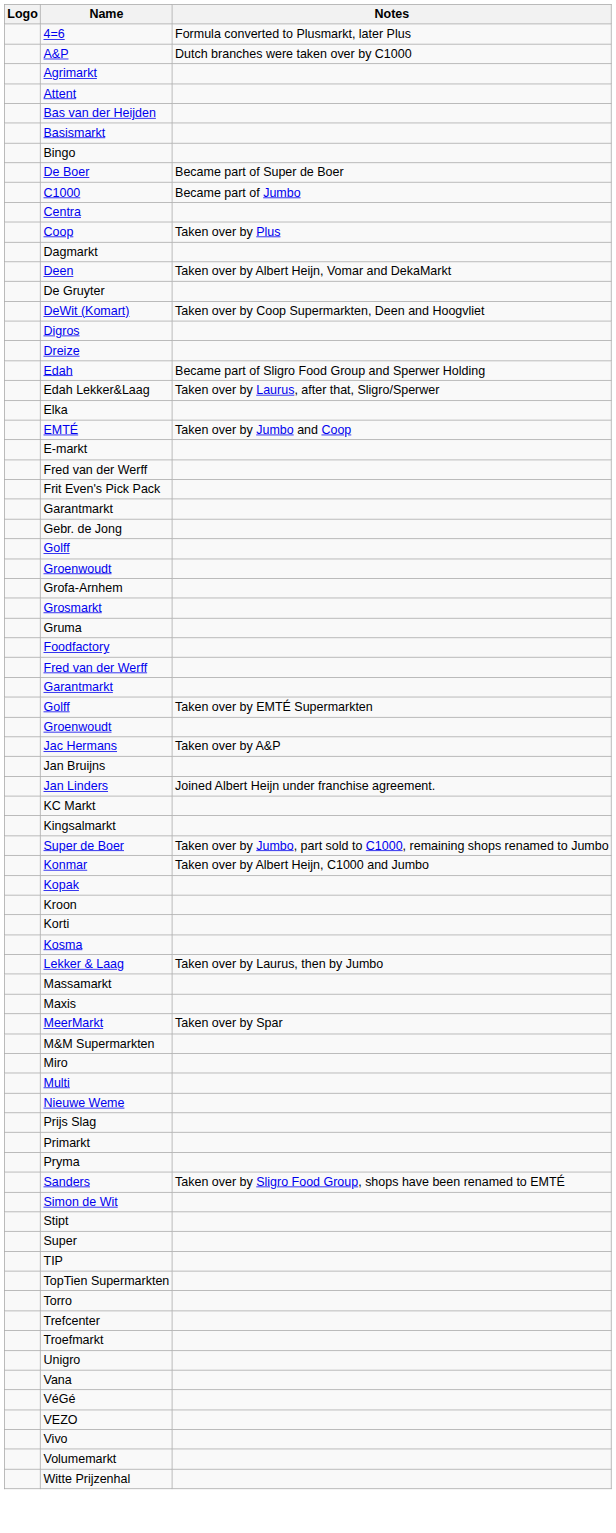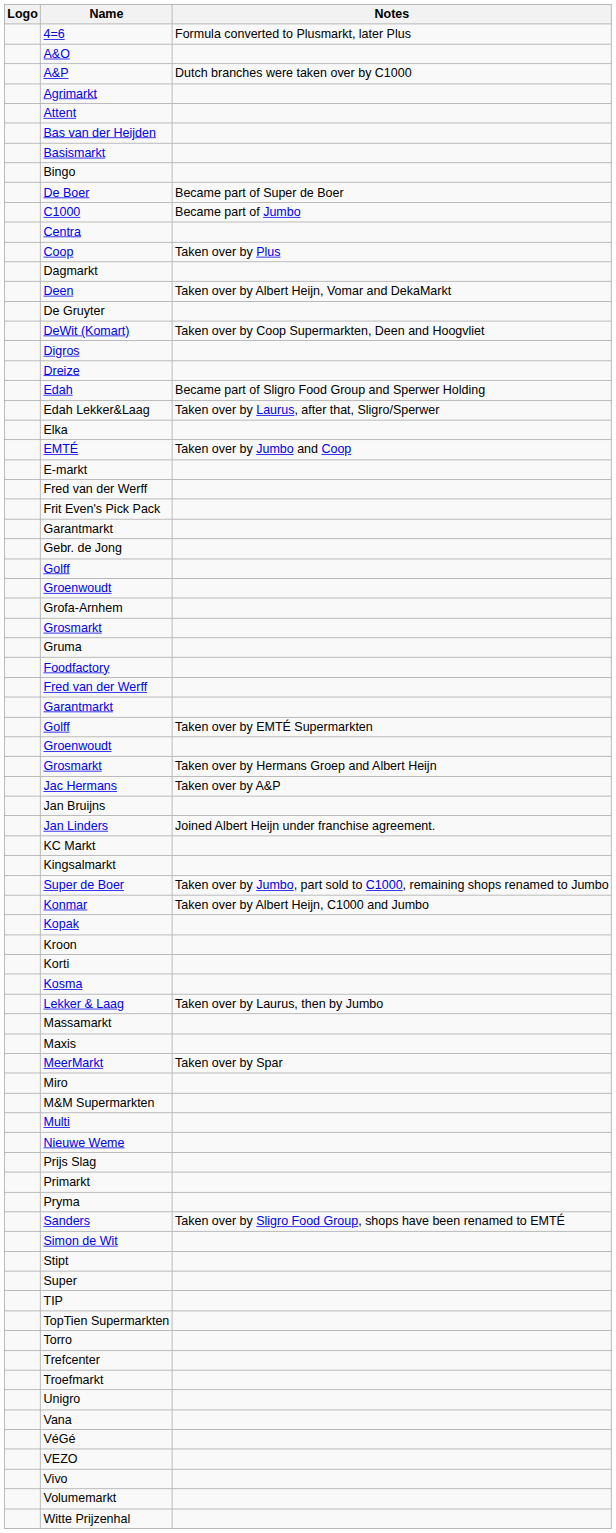+ row: (57, 53)
+ row: (73, 766)
rows swapped: (56, 1063) <-> (99, 1043)
